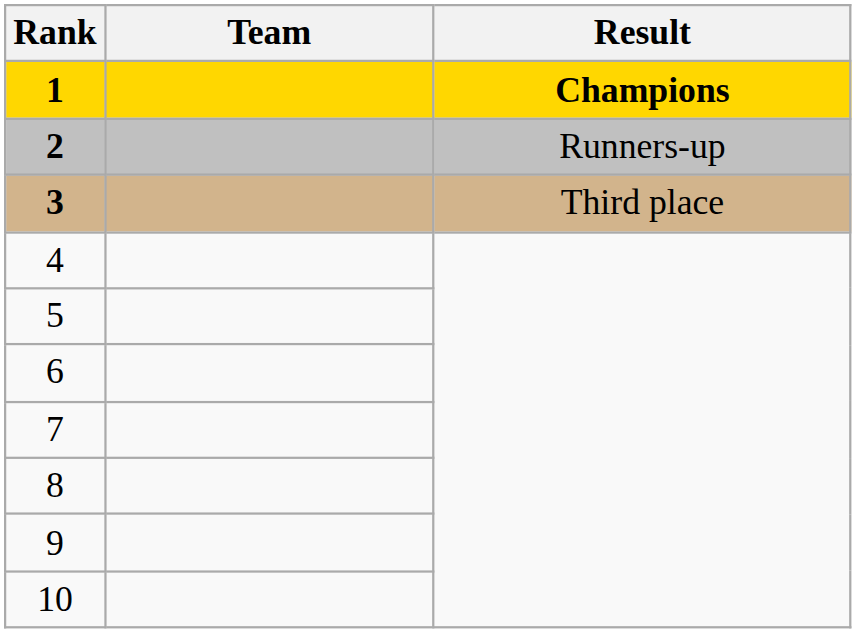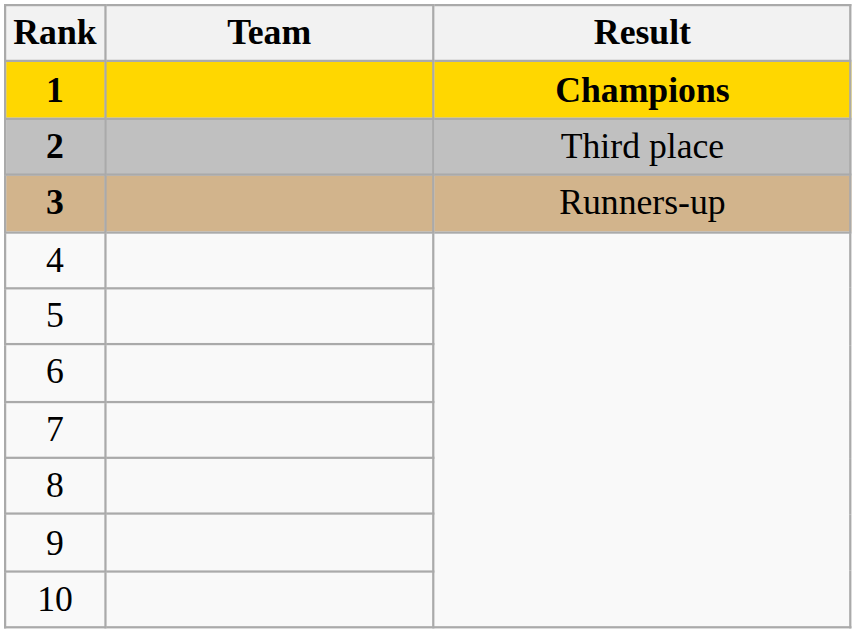(642, 145) Runners-up -> (642, 145) Third place
(642, 202) Third place -> (642, 202) Runners-up
